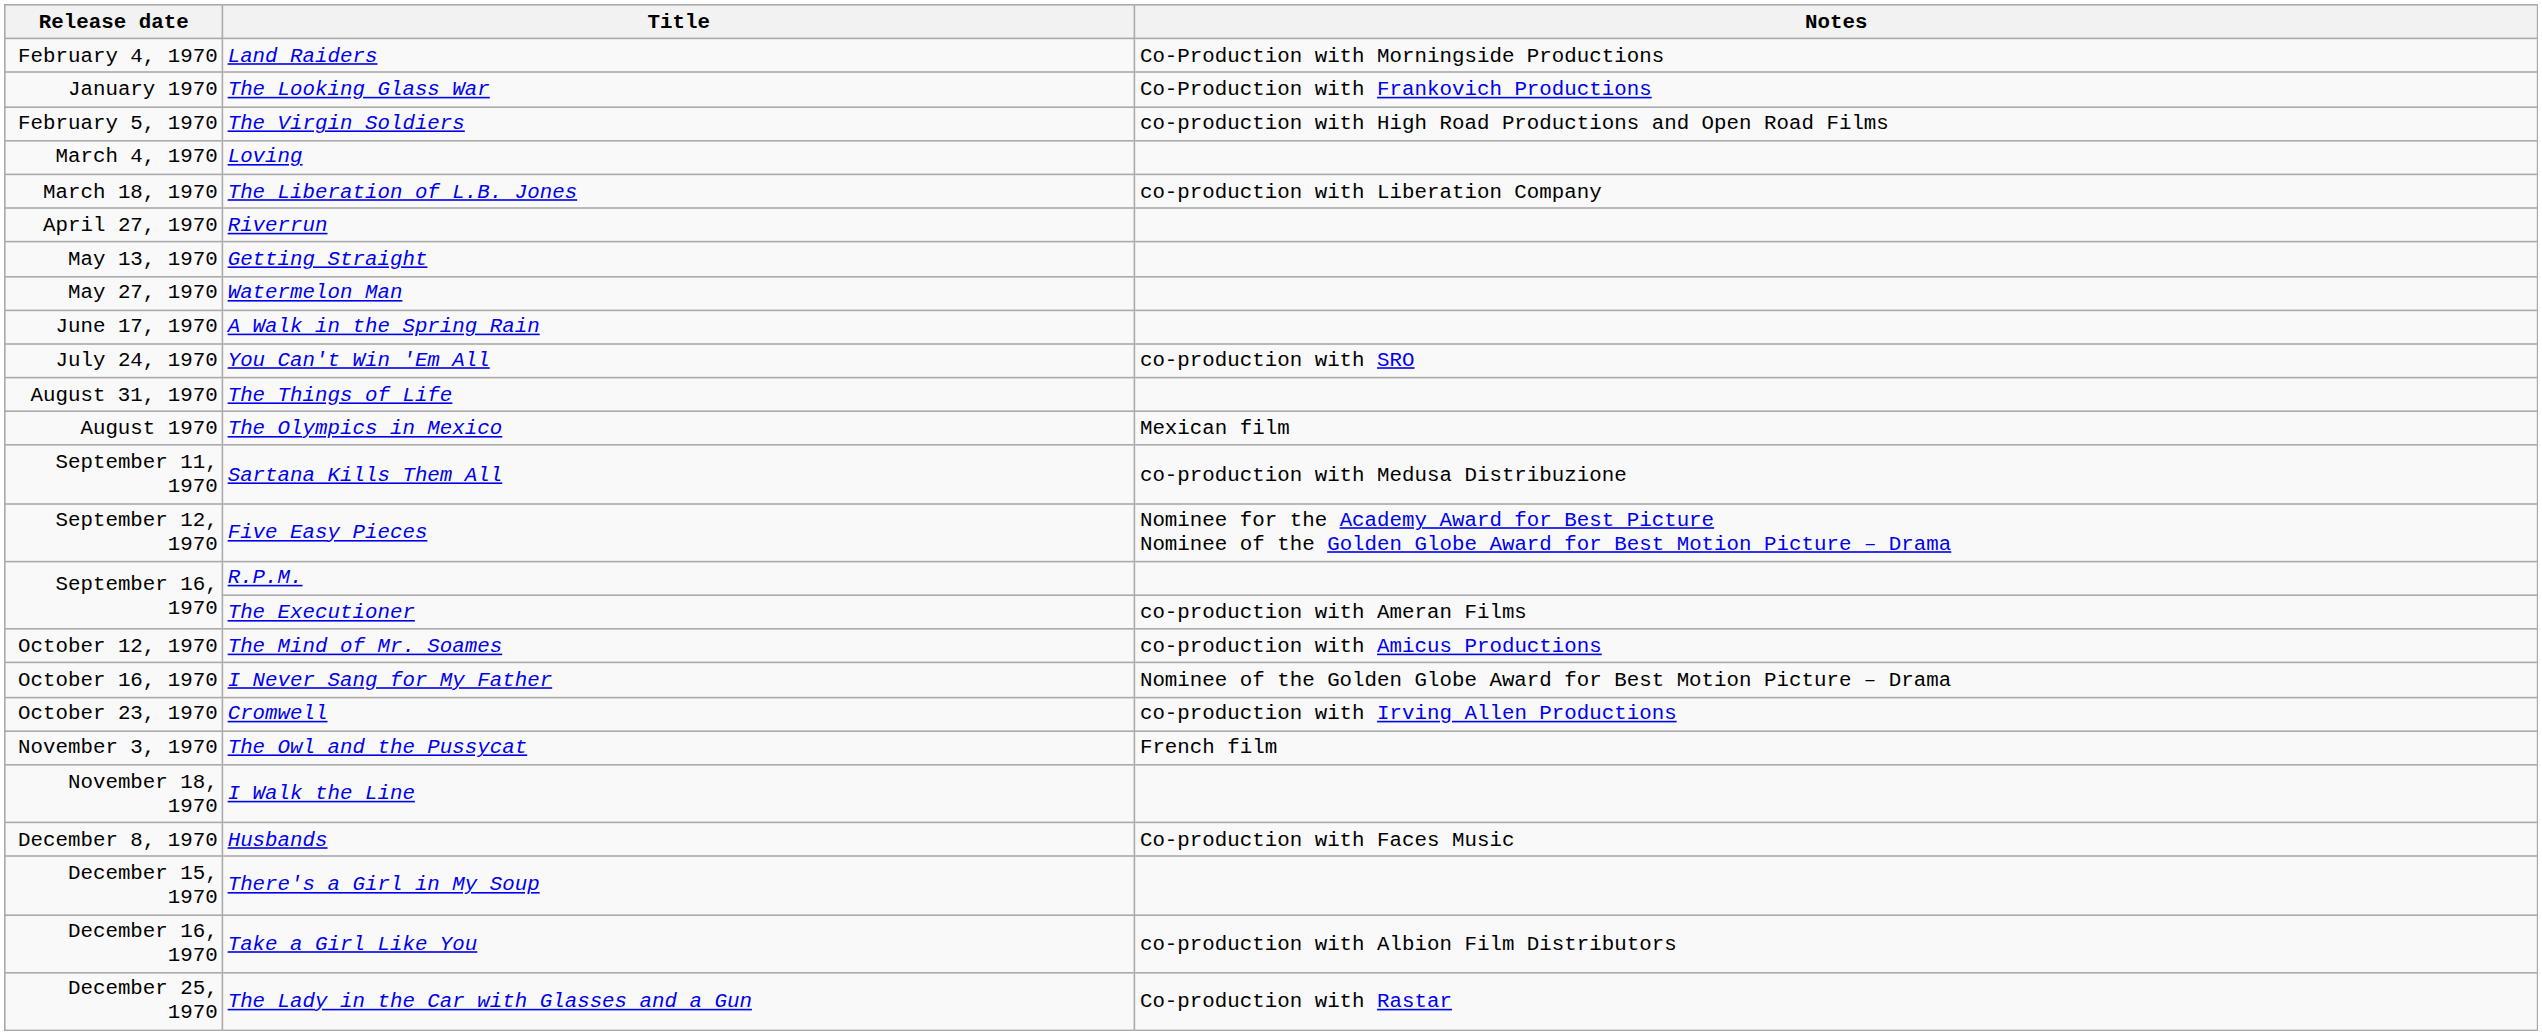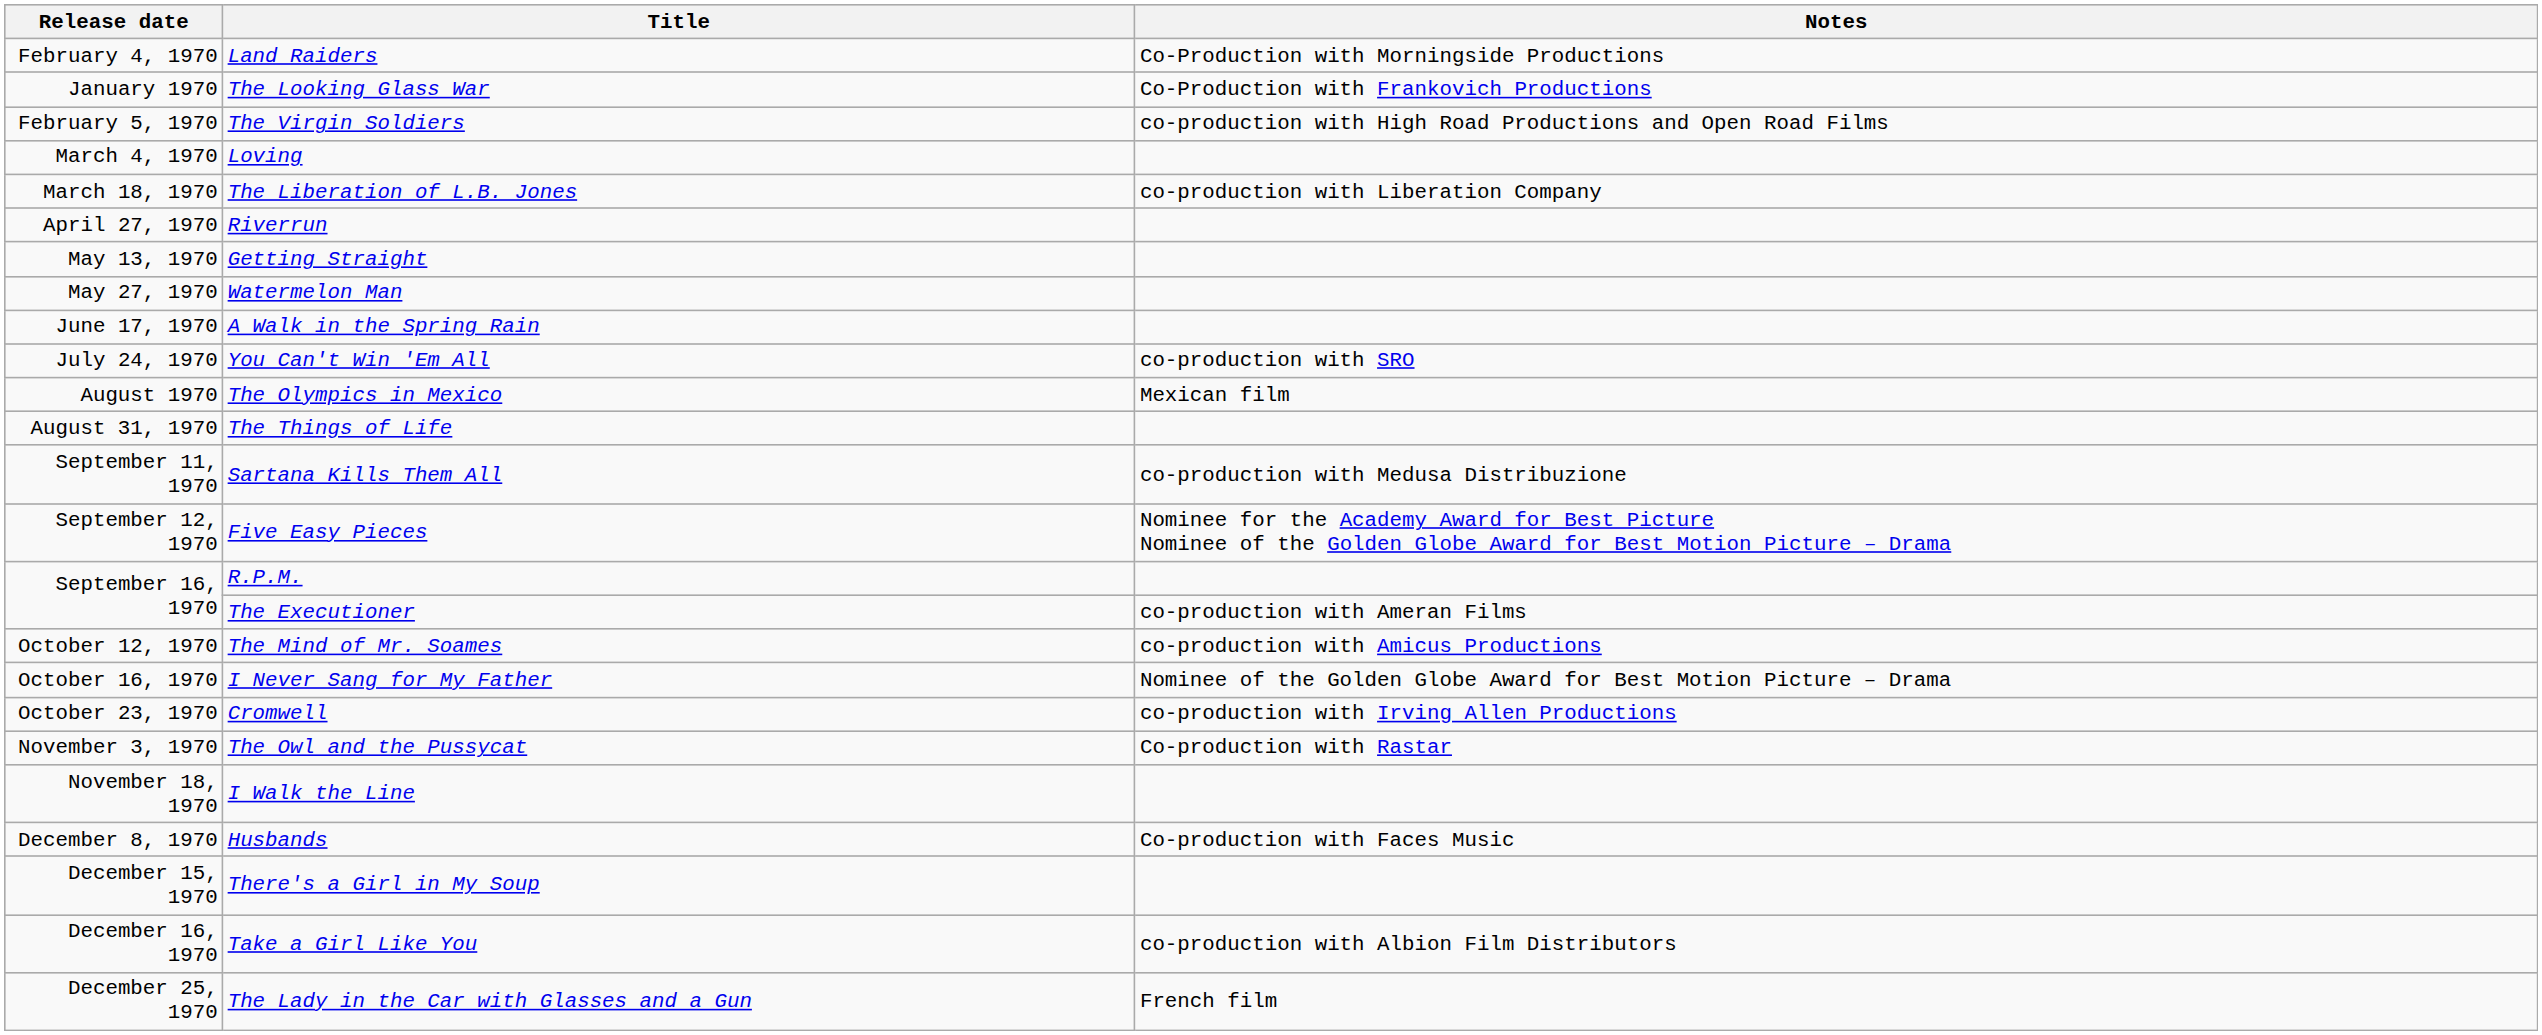rows swapped: (340, 395) <-> (365, 429)
(1209, 748) French film -> (1296, 748) Co-production with Rastar
(1296, 1001) Co-production with Rastar -> (1209, 1001) French film
